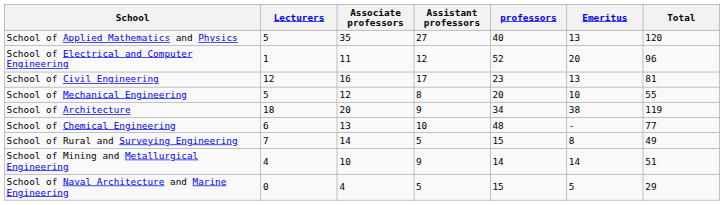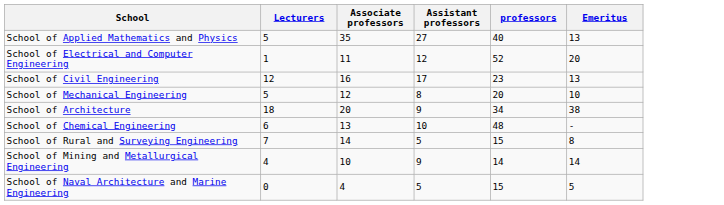- column: (681, 17)
